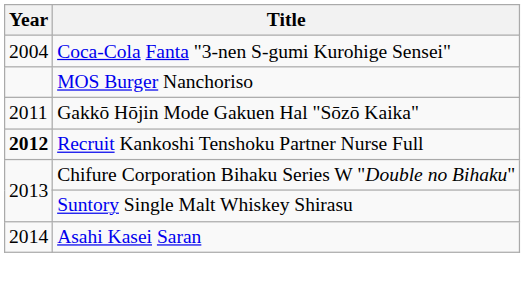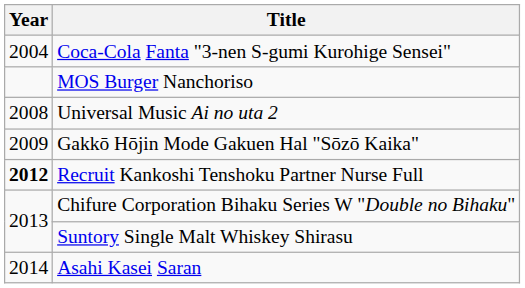+ row: (167, 112)
(28, 112) 2011 -> (29, 143) 2009
